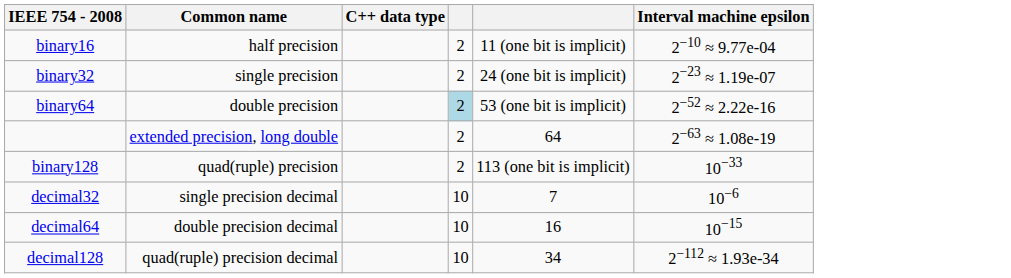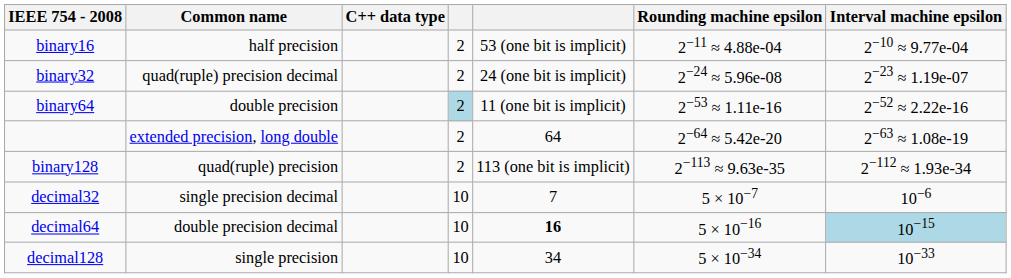+ column: (730, 17)
(553, 45) 11 (one bit is implicit) -> (553, 45) 53 (one bit is implicit)
(287, 75) single precision -> (240, 75) quad(ruple) precision decimal
(553, 106) 53 (one bit is implicit) -> (553, 106) 11 (one bit is implicit)
(723, 166) 10−33 -> (916, 166) 2−112 ≈ 1.93e-34
(553, 227) normal -> (553, 227) bold
(723, 227) no background -> (916, 227) lightblue background
(240, 257) quad(ruple) precision decimal -> (287, 257) single precision
(723, 257) 2−112 ≈ 1.93e-34 -> (916, 257) 10−33
